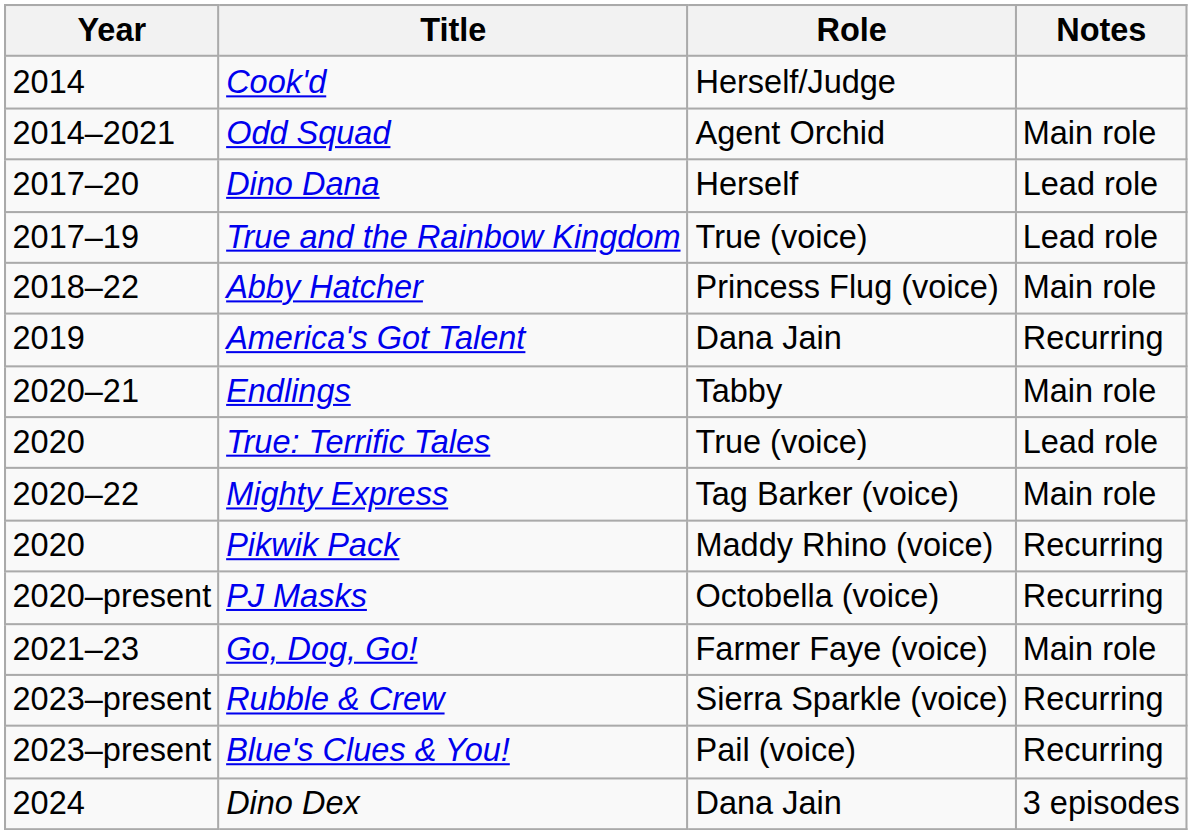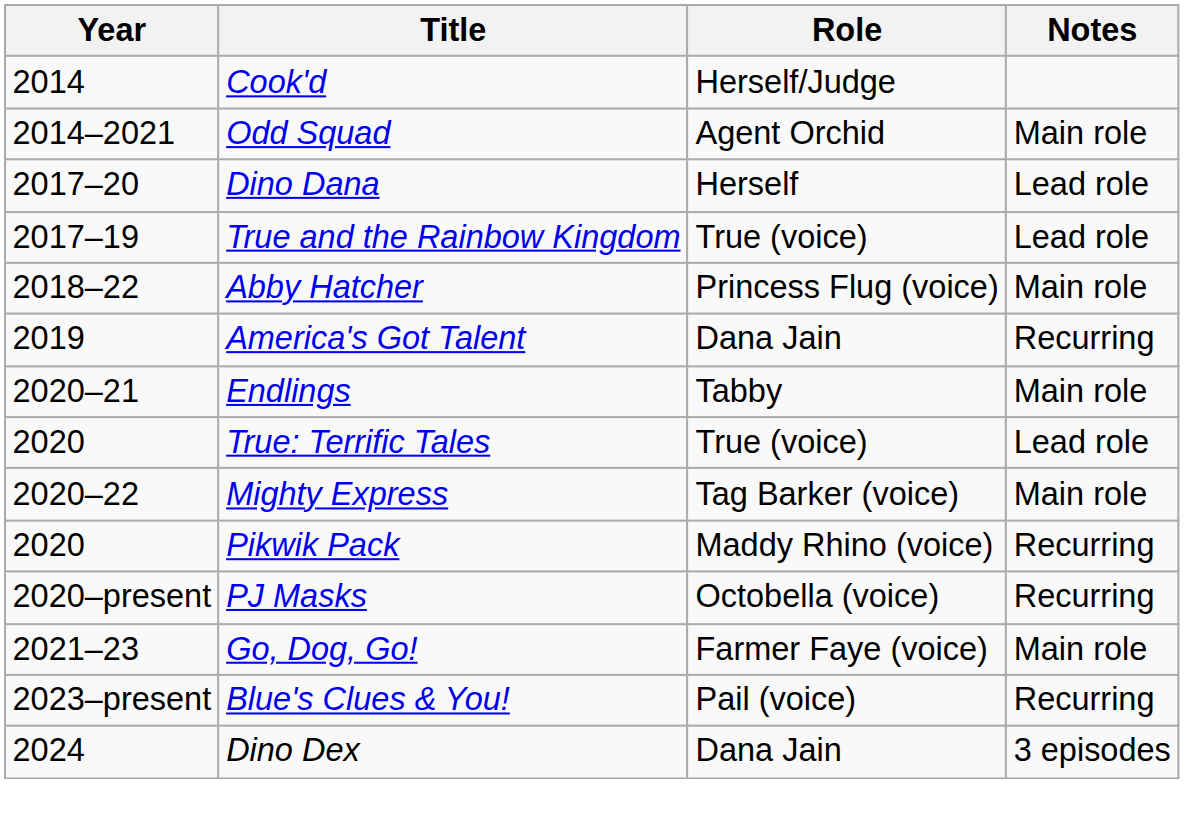- row: (335, 699)
